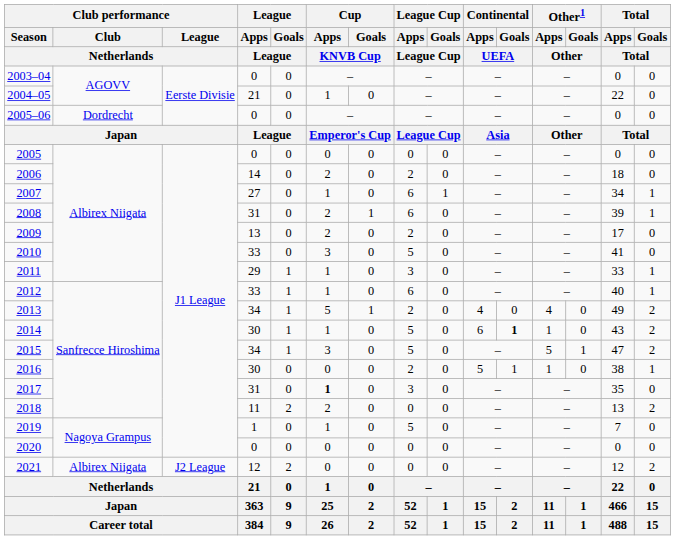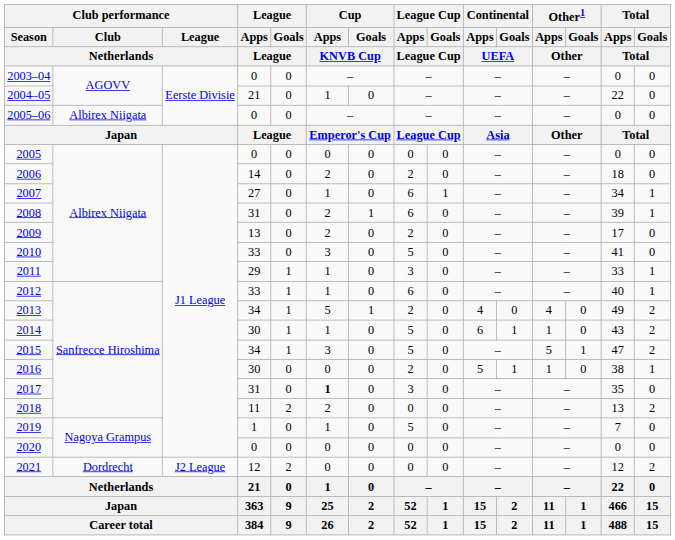(108, 115) Dordrecht -> (108, 115) Albirex Niigata
(514, 330) bold -> (514, 330) normal
(108, 466) Albirex Niigata -> (108, 466) Dordrecht
